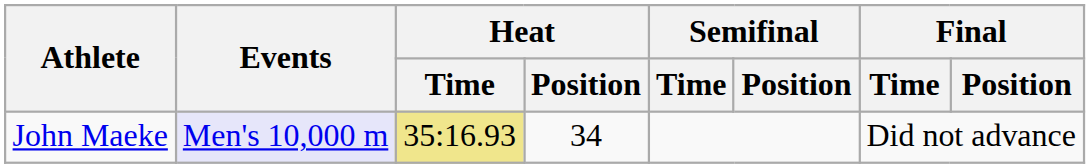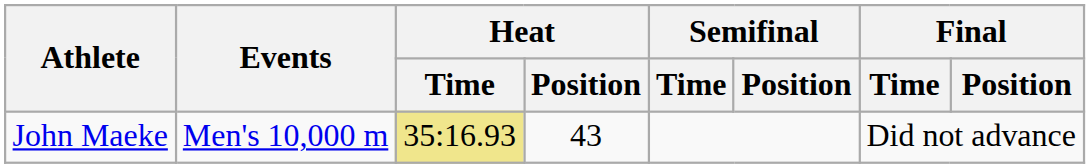(286, 136) lavender background -> (286, 136) no background
(586, 136) 34 -> (586, 136) 43
